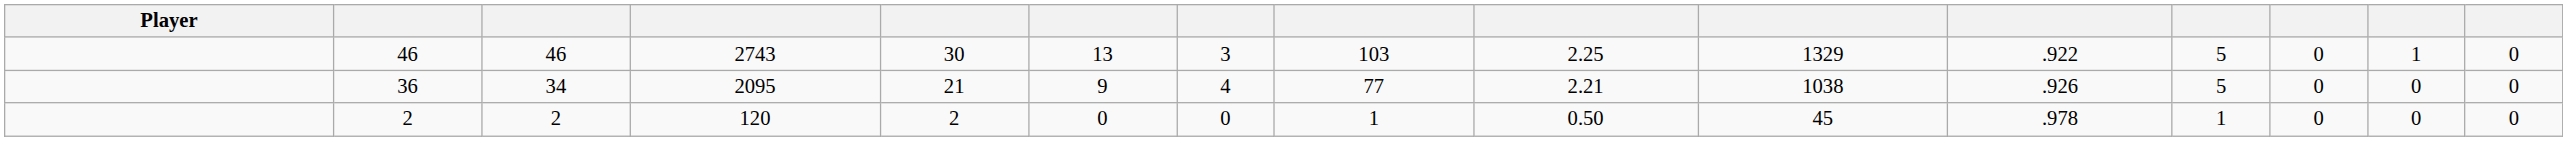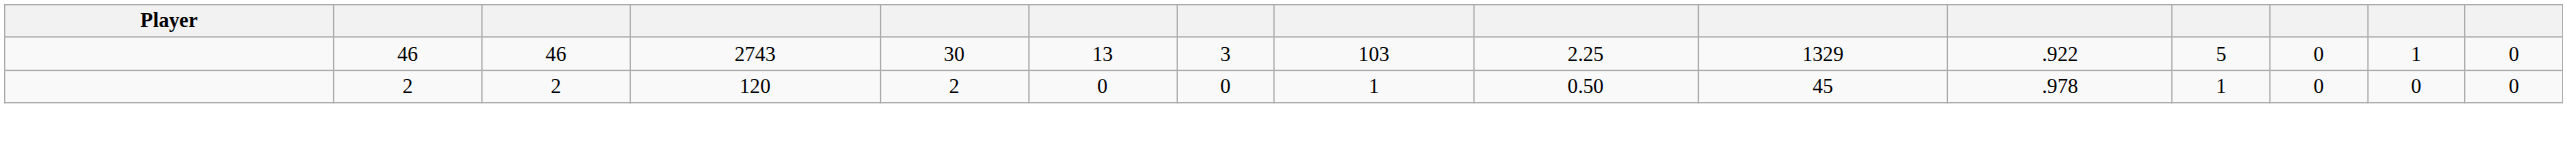- row: (408, 86)
